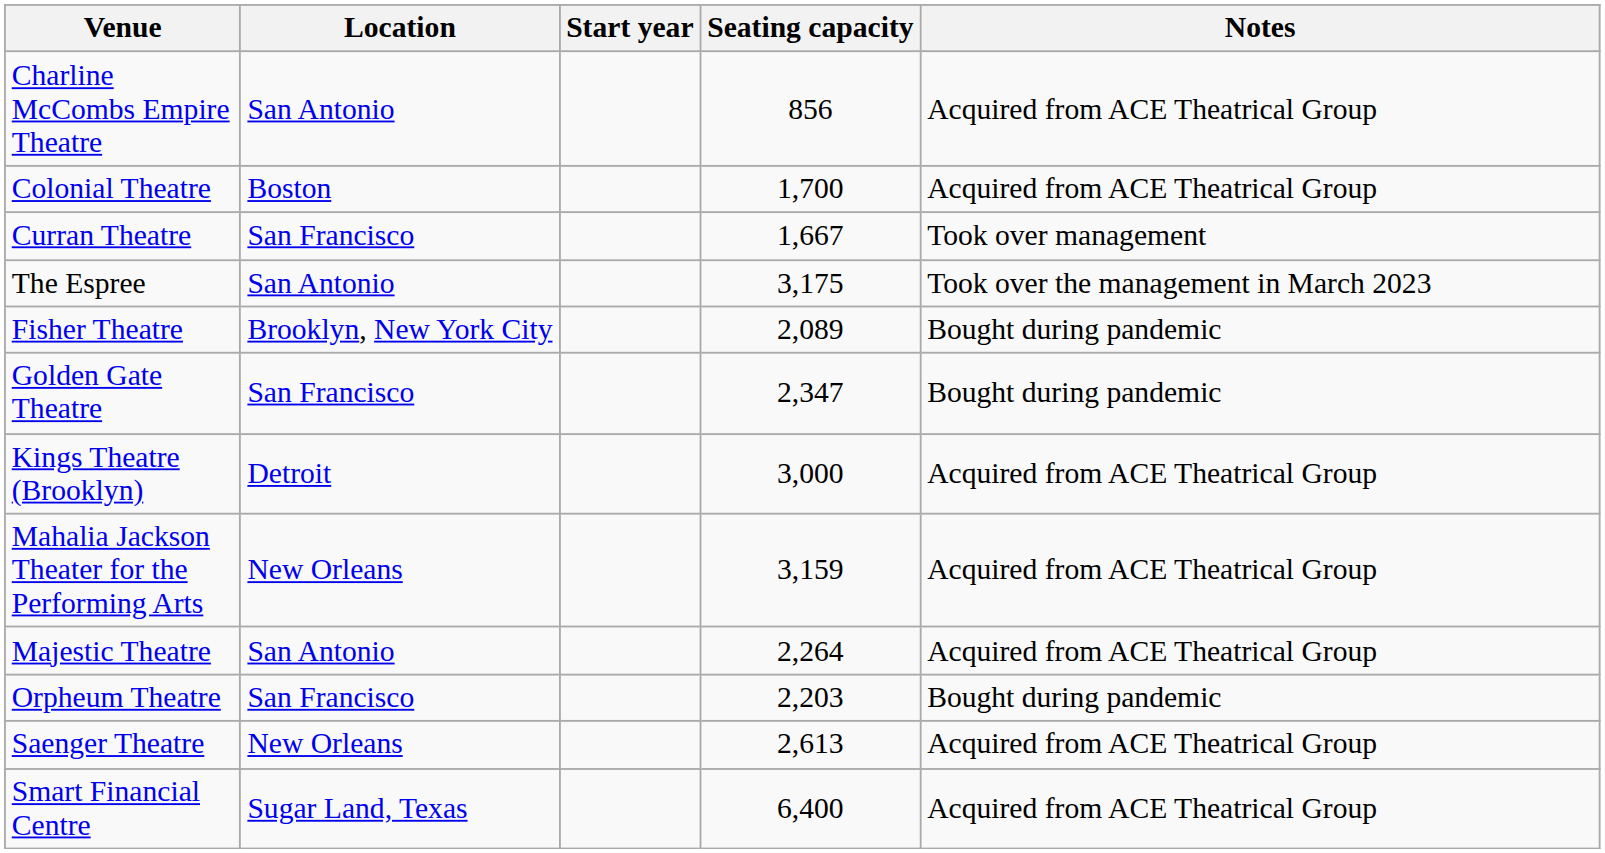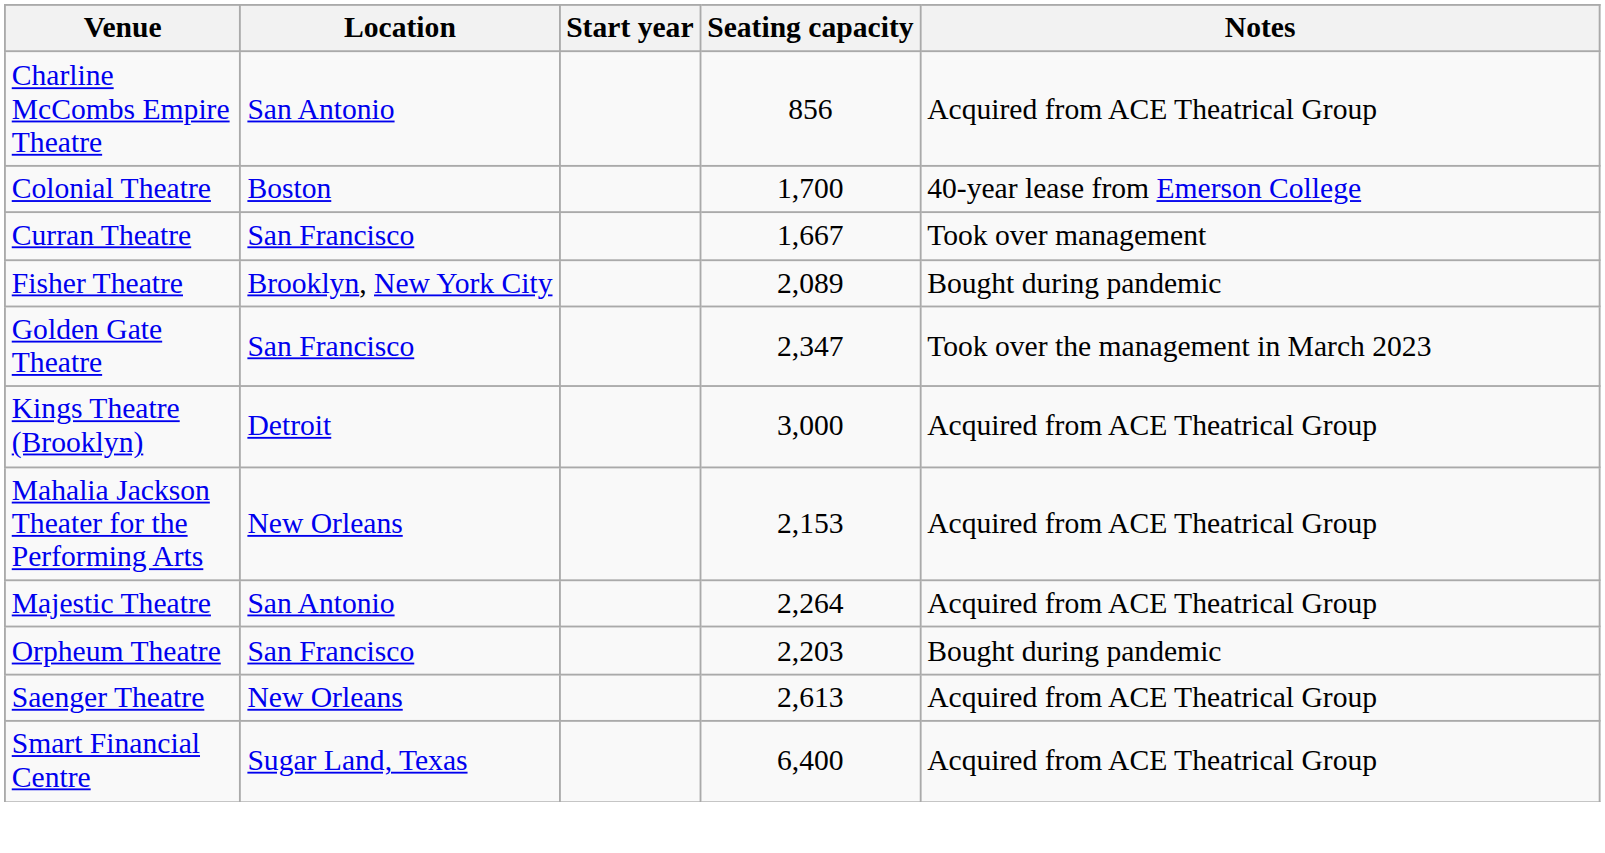(1152, 188) Acquired from ACE Theatrical Group -> (1144, 188) 40-year lease from Emerson College
- row: (79, 282)
(1074, 392) Bought during pandemic -> (1179, 345) Took over the management in March 2023
(810, 570) 3,159 -> (810, 523) 2,153
